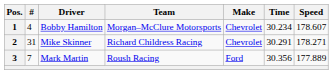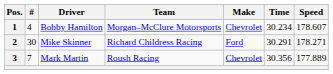(32, 42) 31 -> (32, 42) 30
(244, 42) Chevrolet -> (234, 42) Ford
(234, 58) Ford -> (244, 58) Chevrolet
